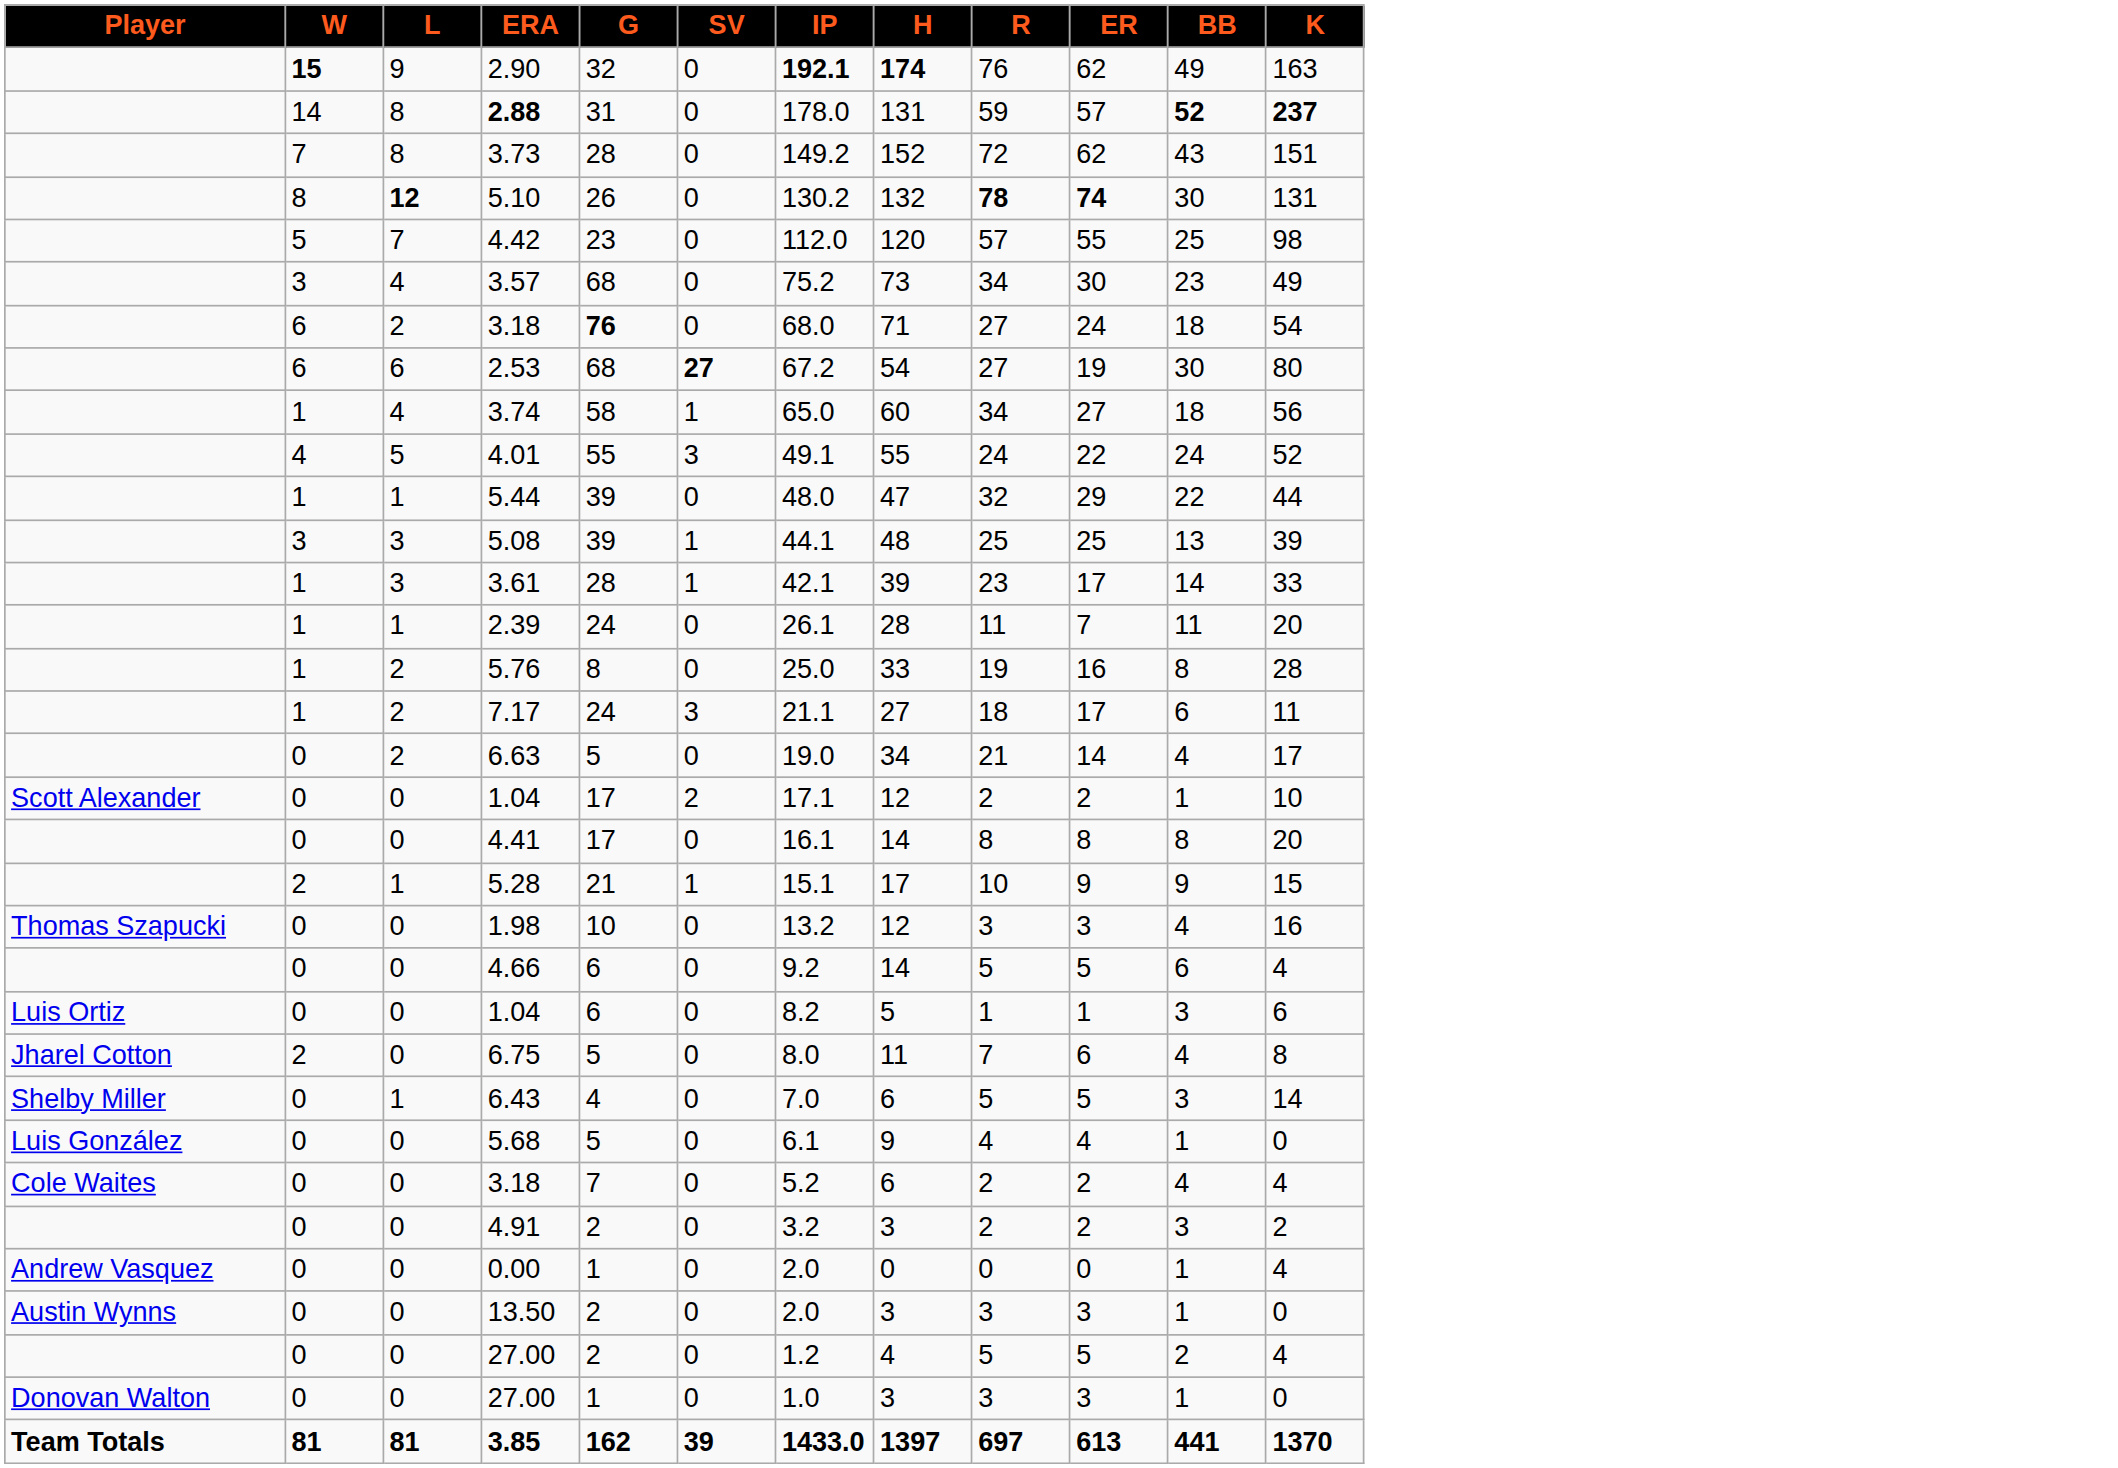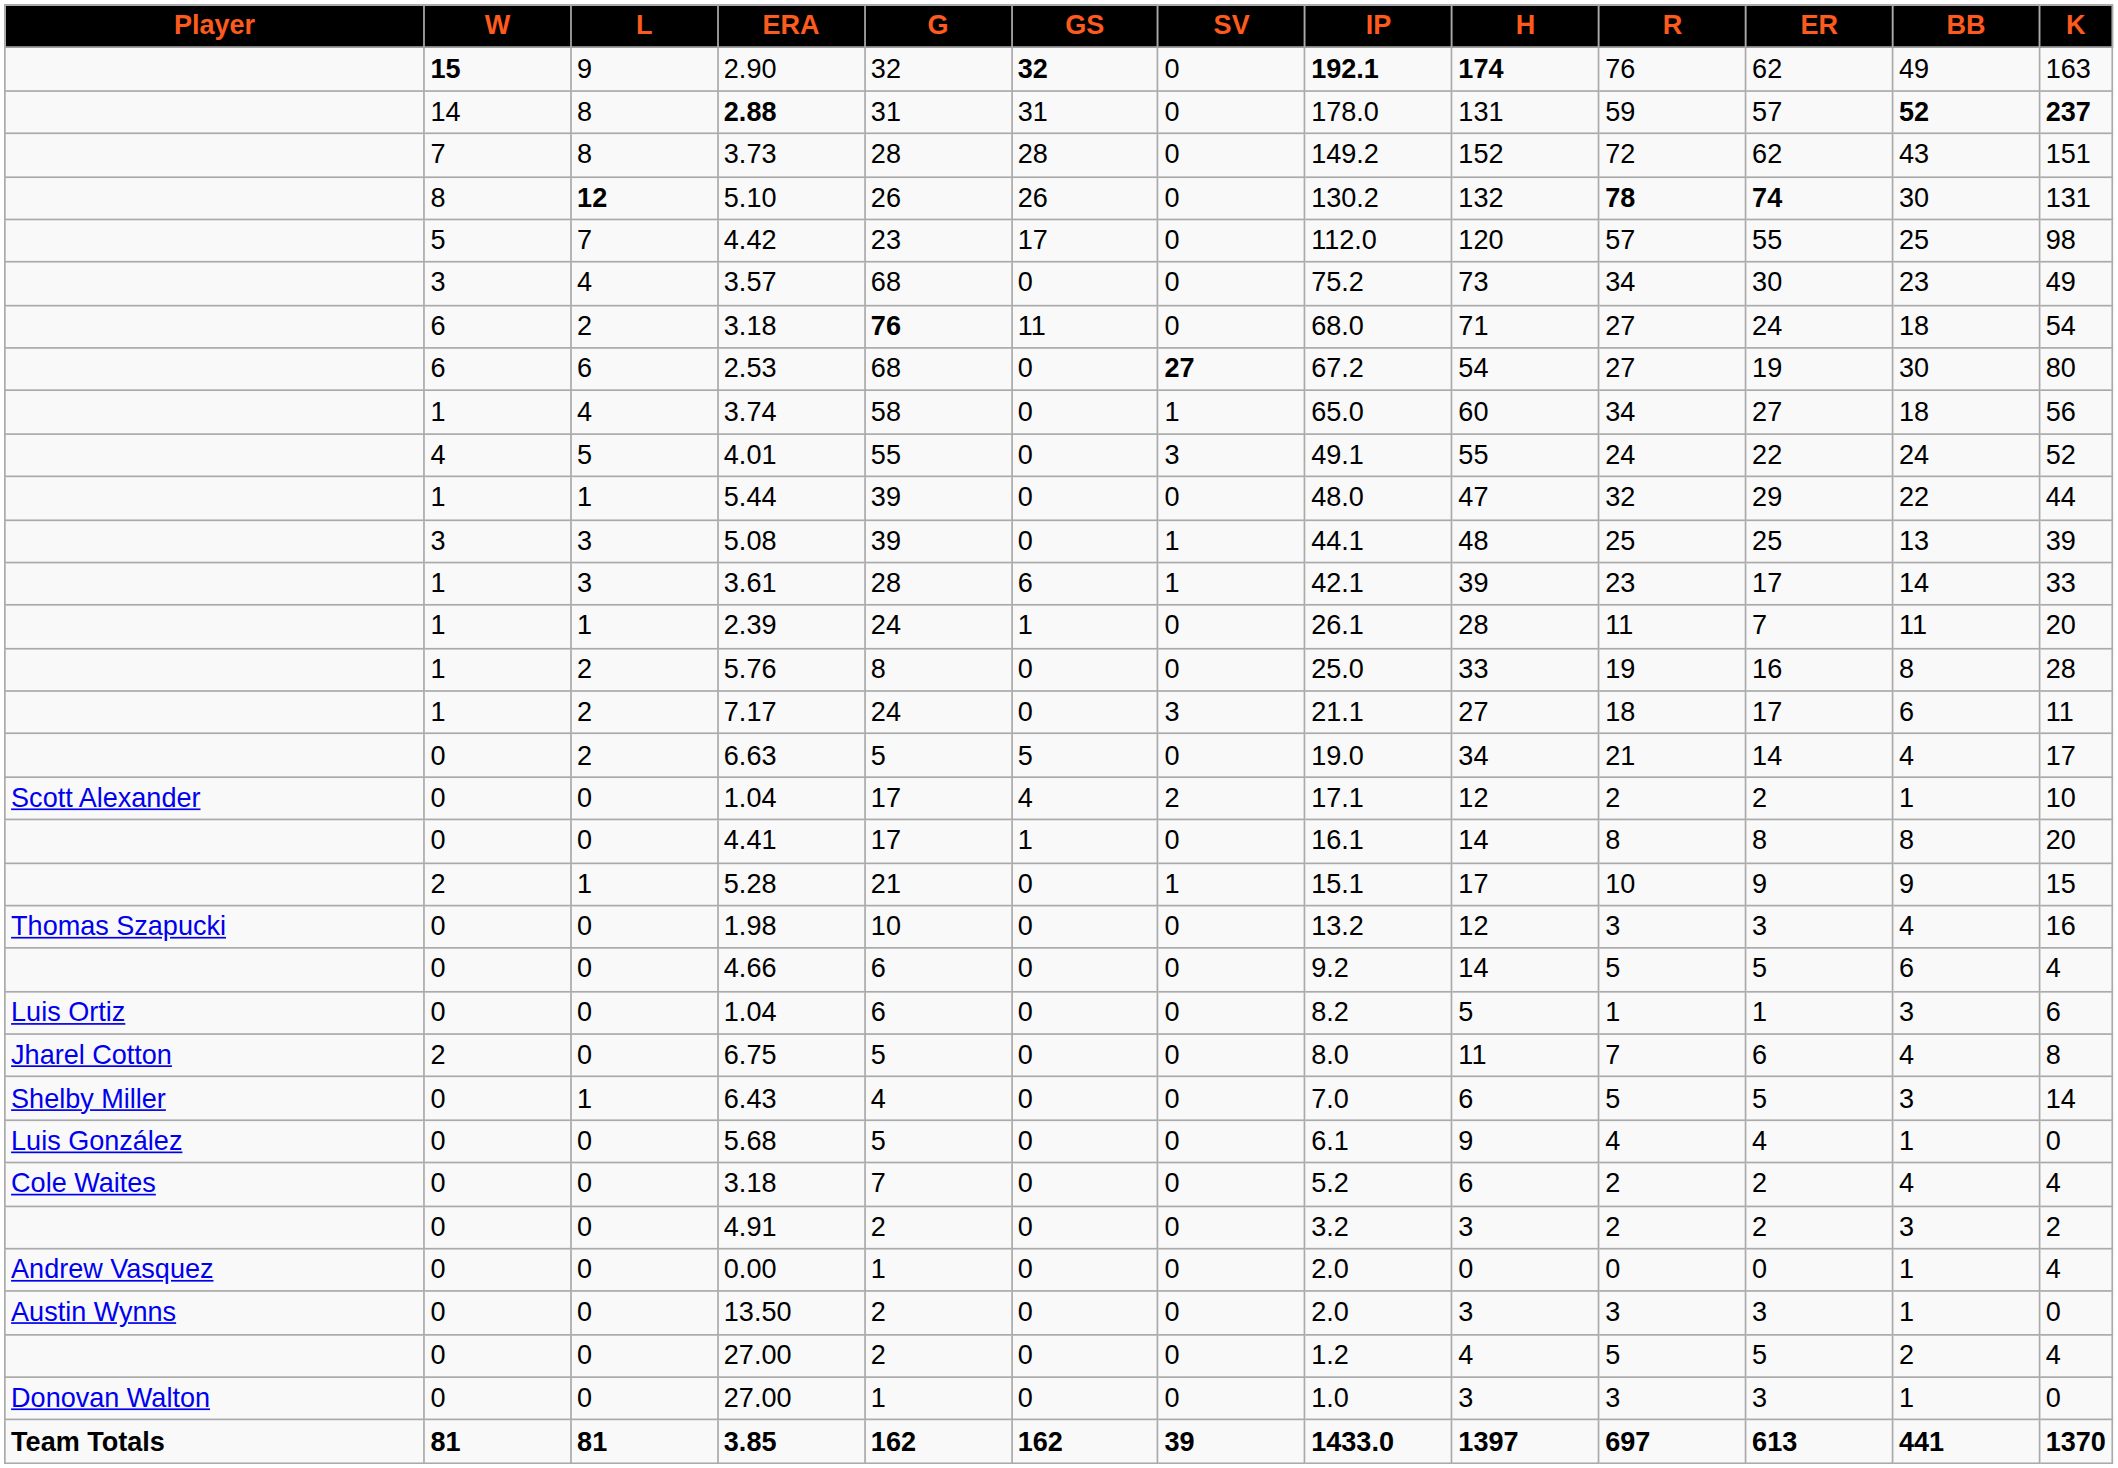+ column: (1085, 25)
